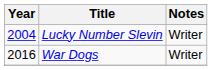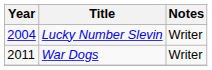(22, 55) 2016 -> (21, 55) 2011
